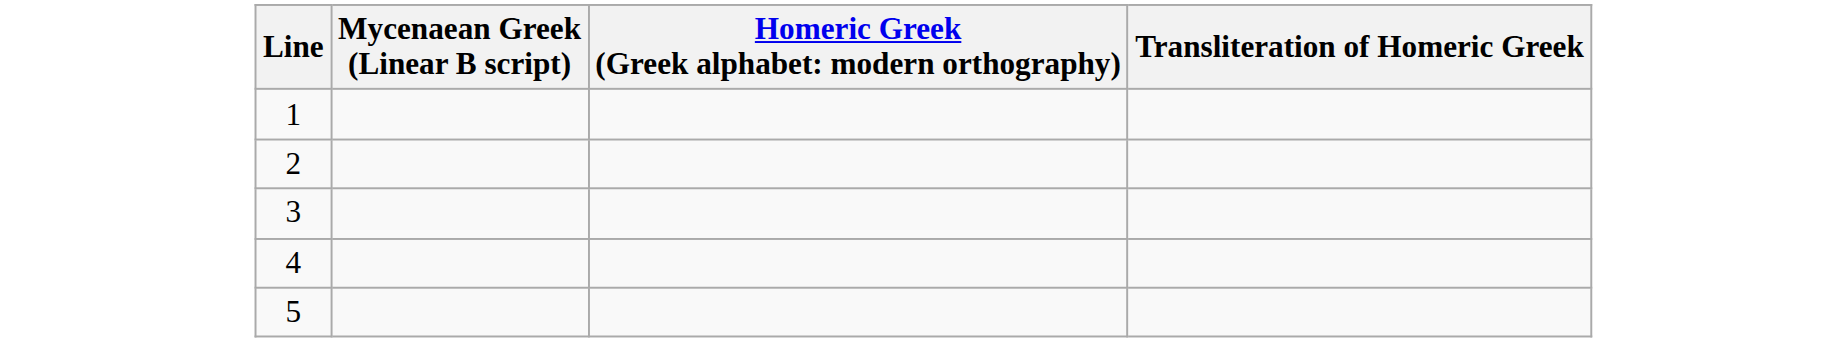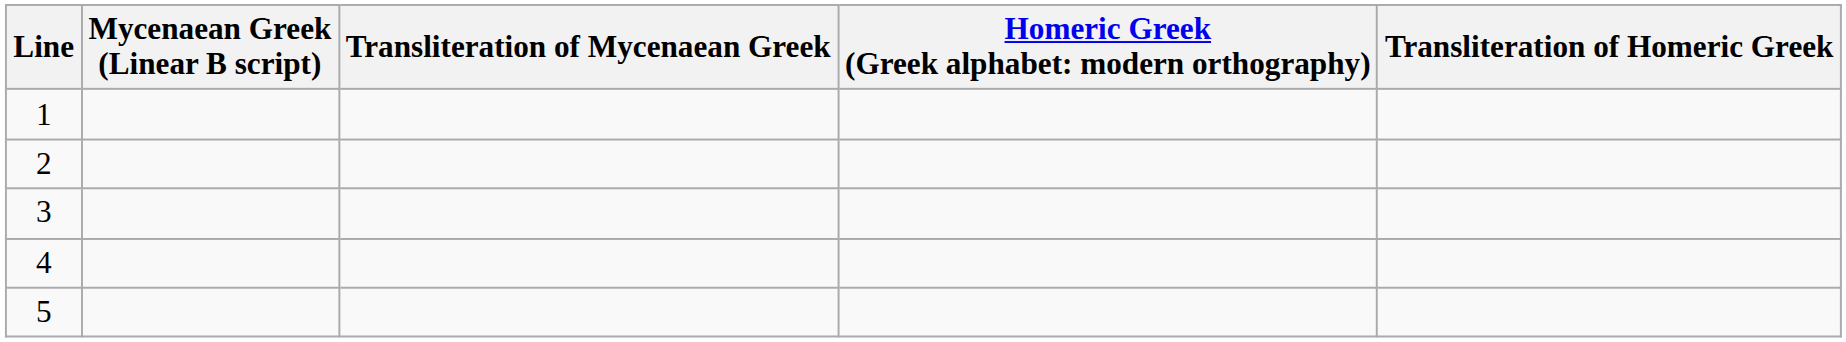+ column: (588, 46)
